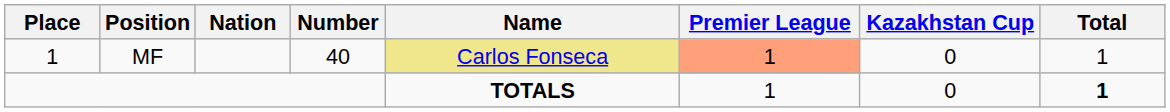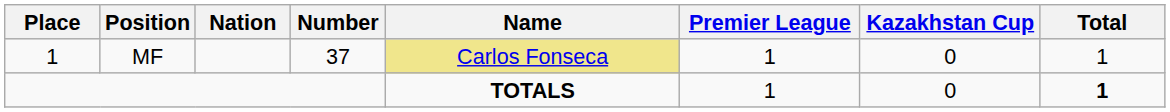(338, 56) 40 -> (338, 56) 37
(770, 56) lightsalmon background -> (770, 56) no background
